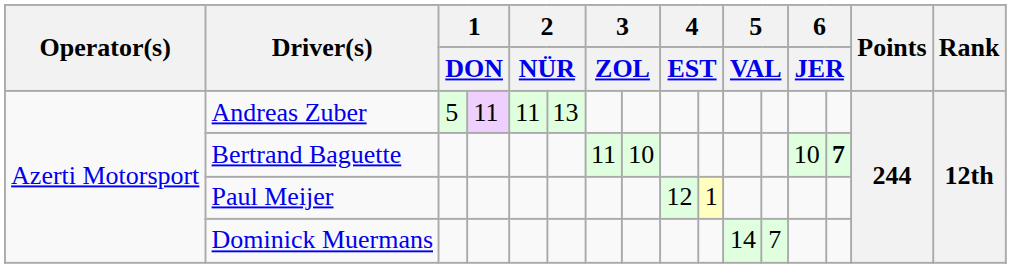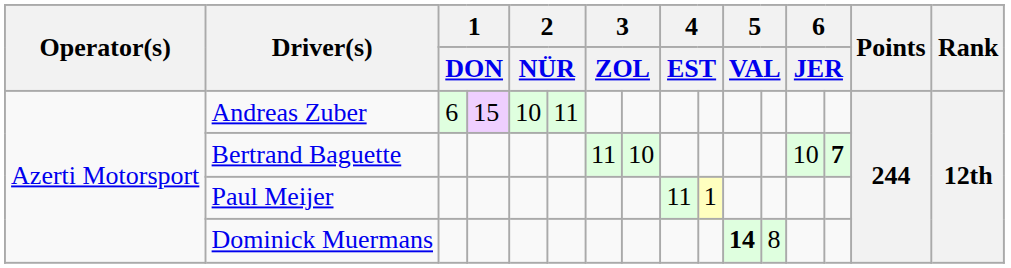(452, 111) 5 -> (452, 111) 6
(486, 111) 11 -> (486, 111) 15
(528, 111) 11 -> (528, 111) 10
(566, 111) 13 -> (566, 111) 11
(679, 196) 12 -> (679, 196) 11
(743, 239) normal -> (742, 239) bold
(775, 239) 7 -> (774, 239) 8
